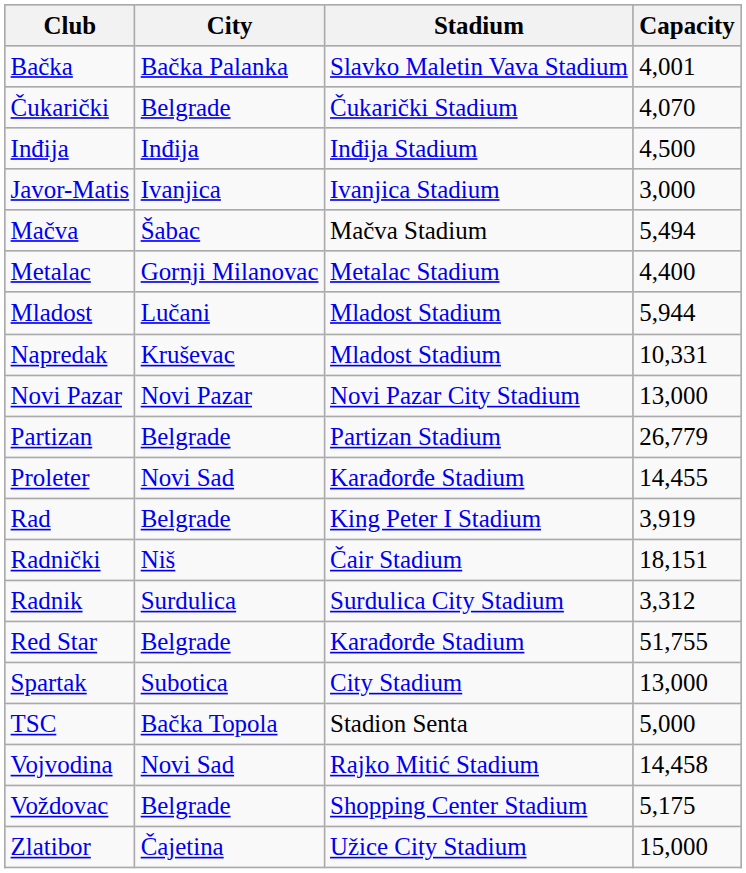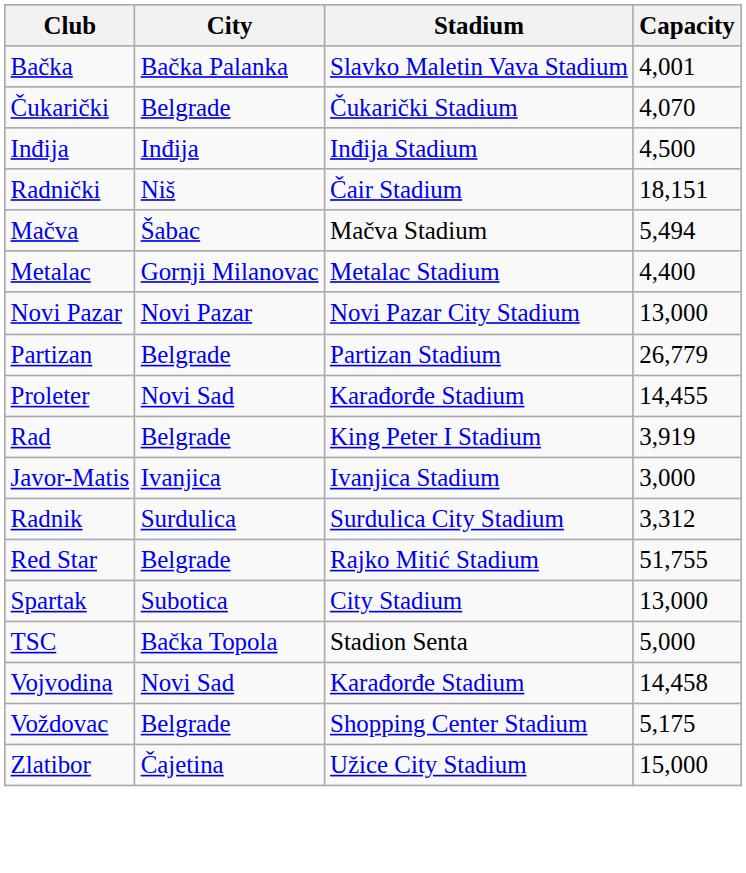rows swapped: (70, 189) <-> (56, 559)
- row: (51, 312)
- row: (59, 354)
(427, 641) Karađorđe Stadium -> (435, 559) Rajko Mitić Stadium
(435, 765) Rajko Mitić Stadium -> (427, 682) Karađorđe Stadium
